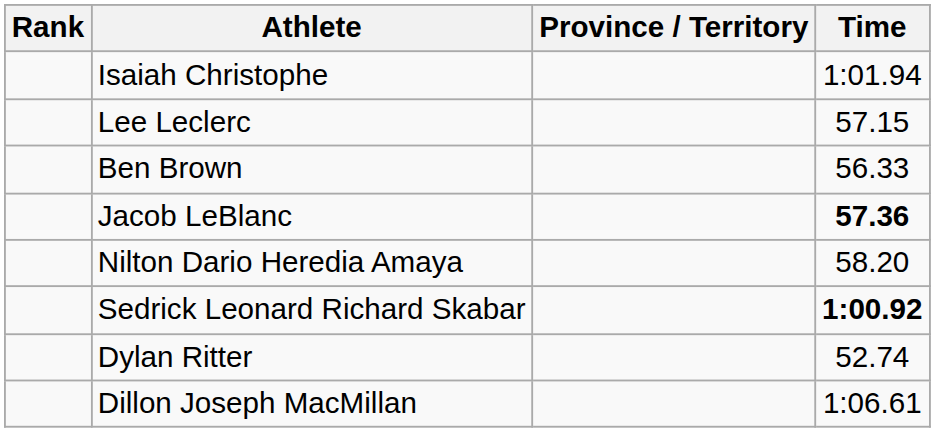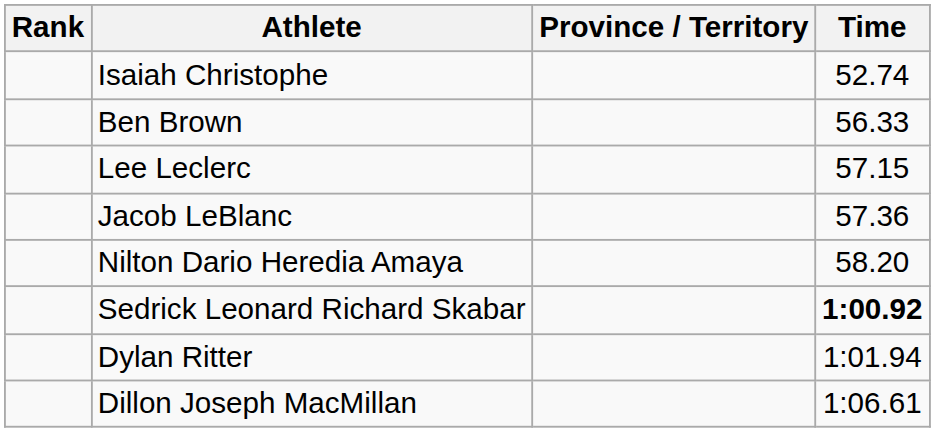(872, 74) 1:01.94 -> (872, 74) 52.74
rows swapped: (170, 168) <-> (174, 121)
(872, 215) bold -> (872, 215) normal
(872, 356) 52.74 -> (872, 356) 1:01.94
